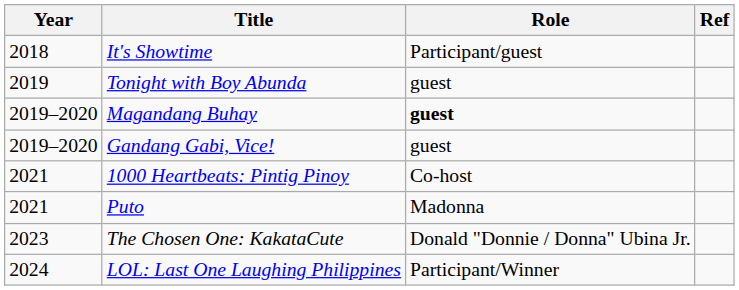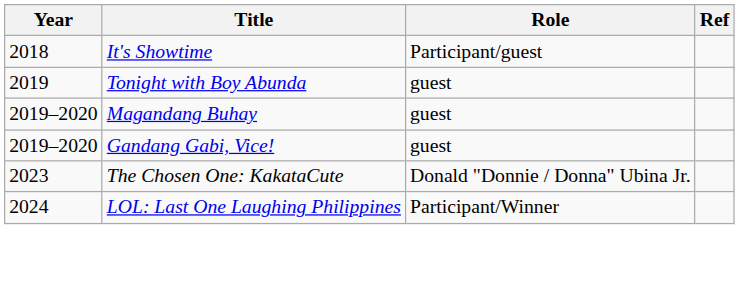(432, 113) bold -> (431, 113) normal
- row: (228, 176)
- row: (125, 207)
